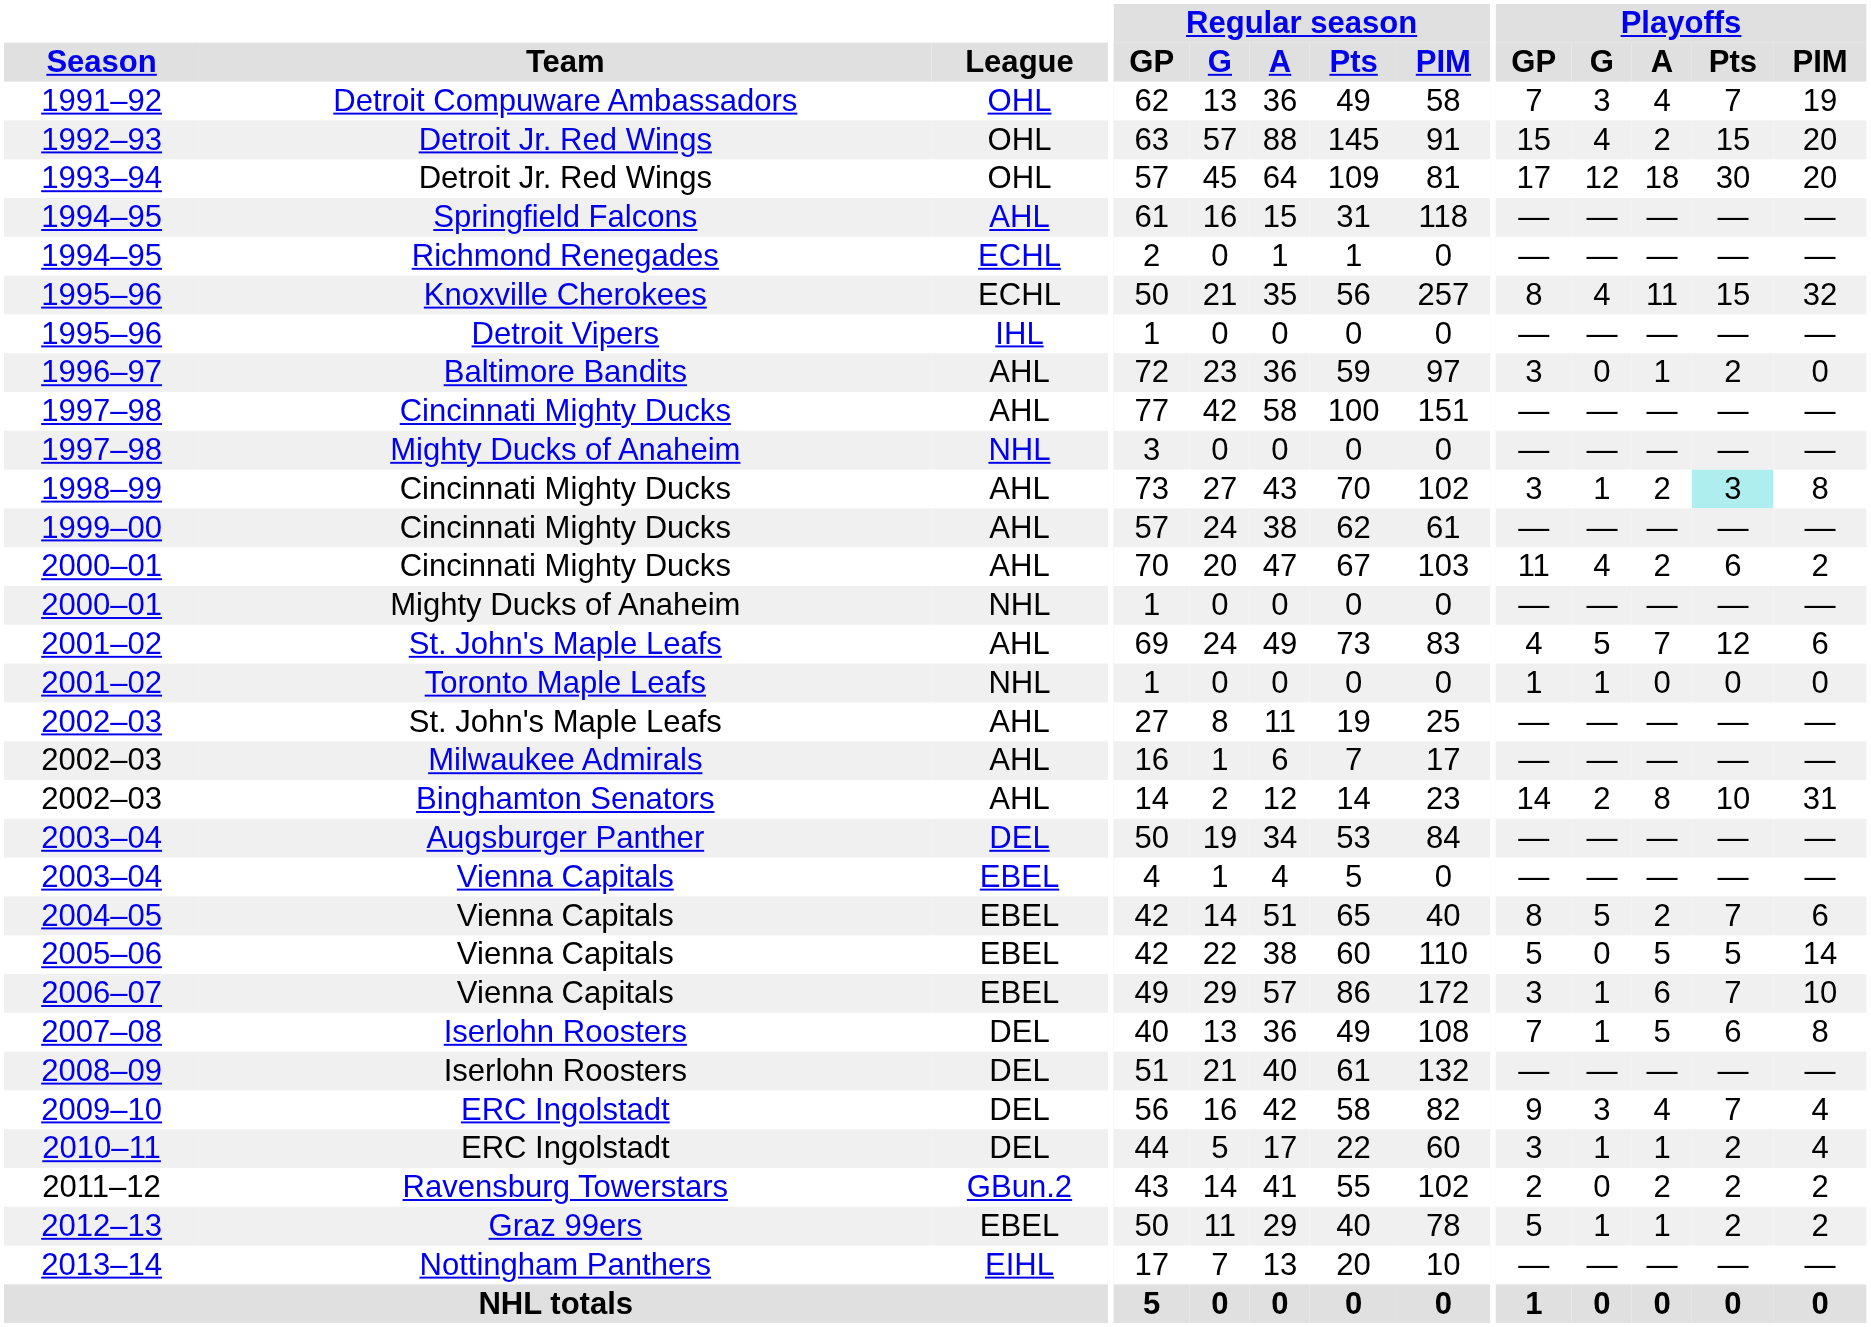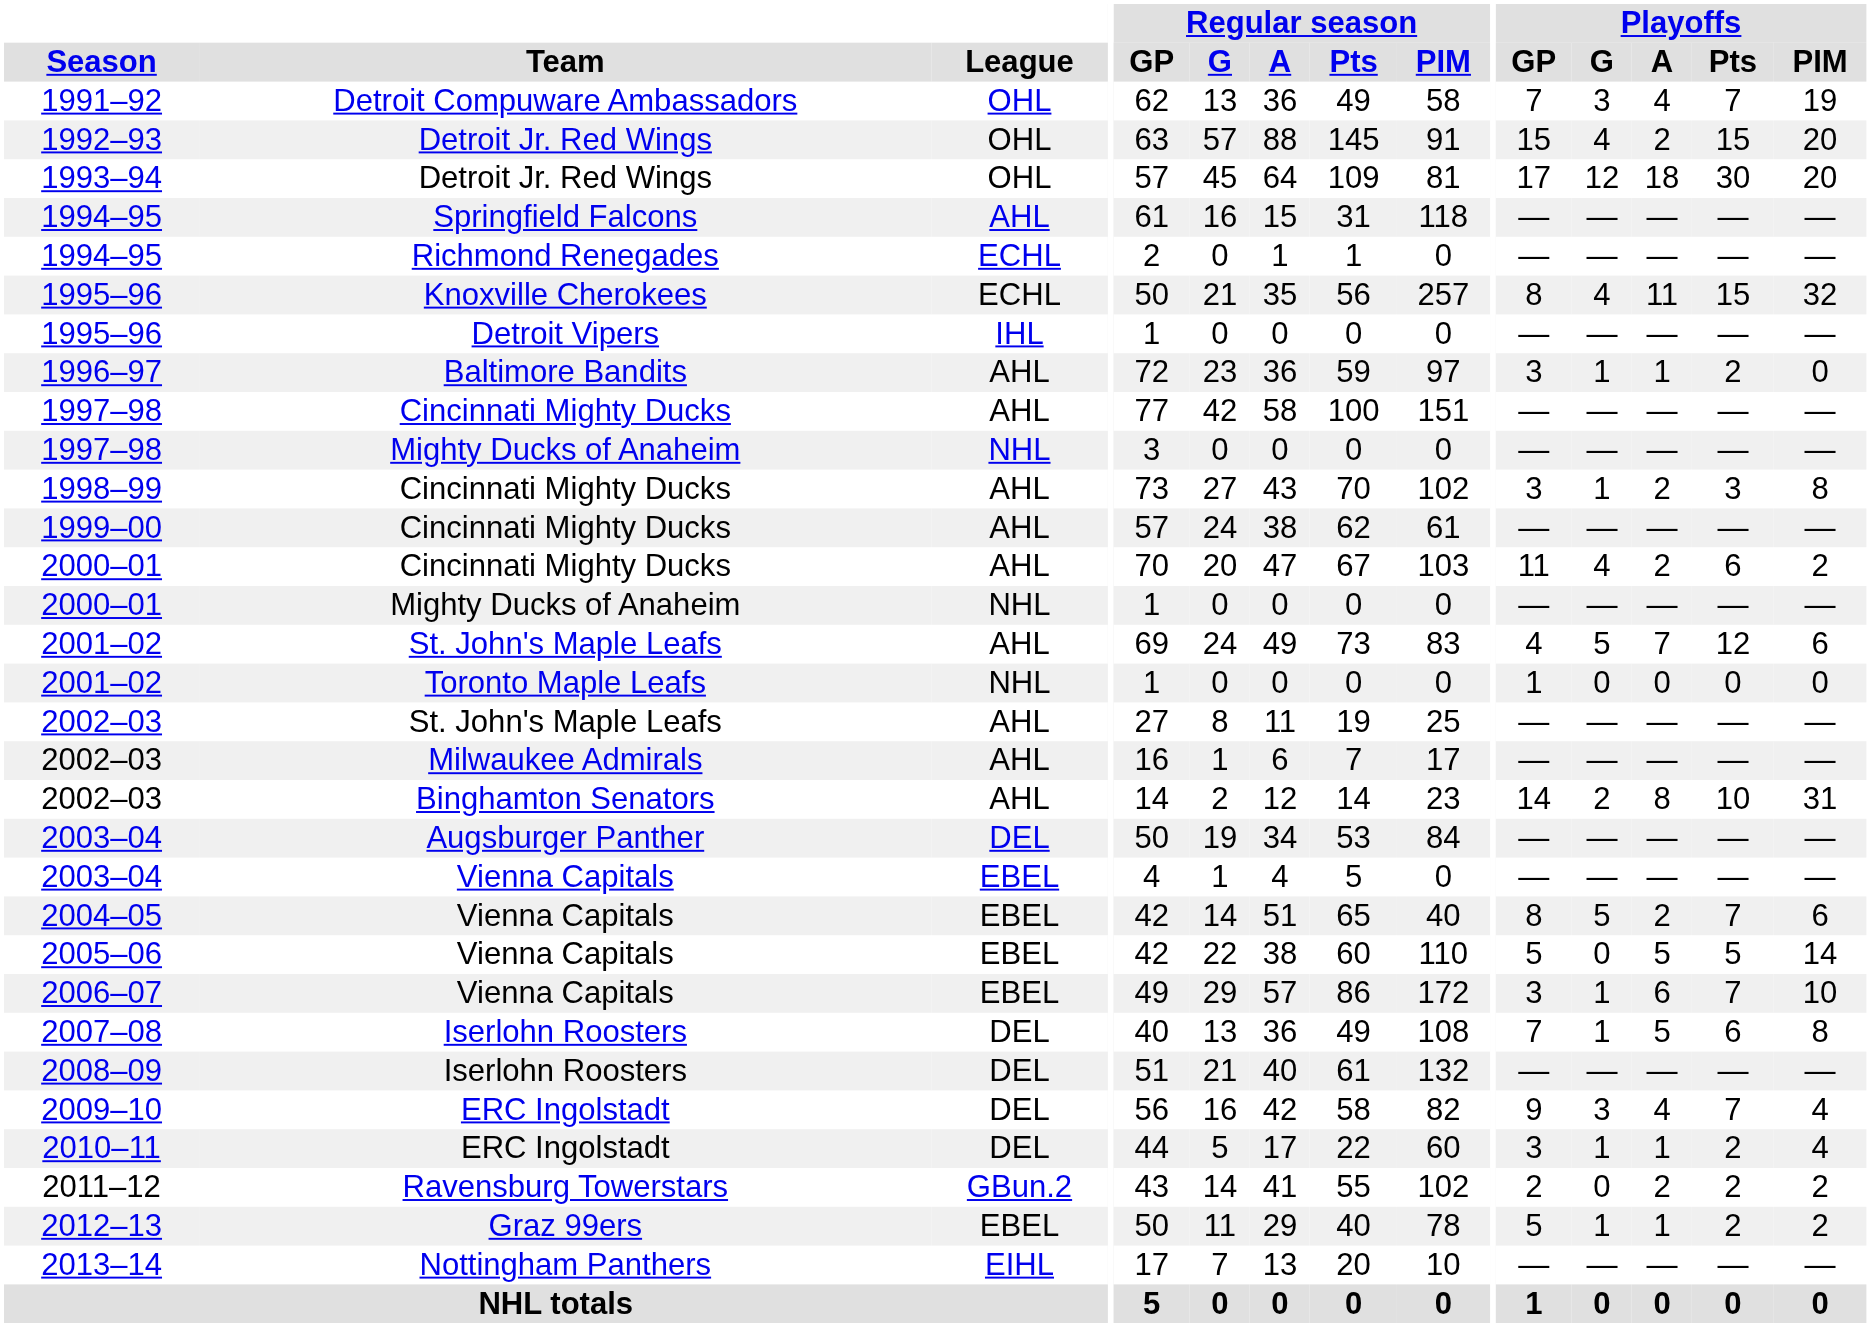(1602, 372) 0 -> (1602, 372) 1
(1733, 488) paleturquoise background -> (1733, 488) no background
(1602, 682) 1 -> (1602, 682) 0
